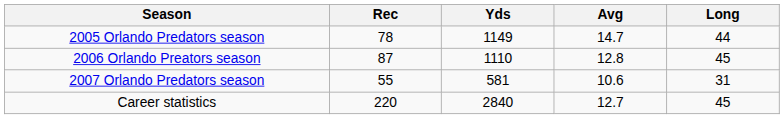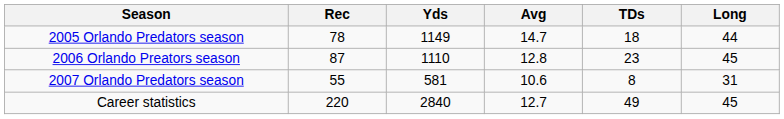+ column: (632, 15)
